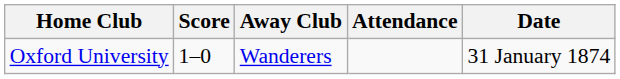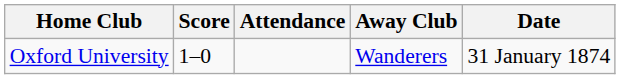columns swapped: (291, 21) <-> (405, 21)
